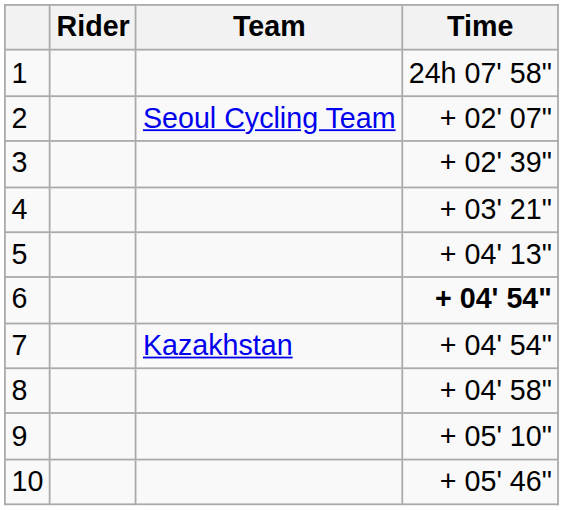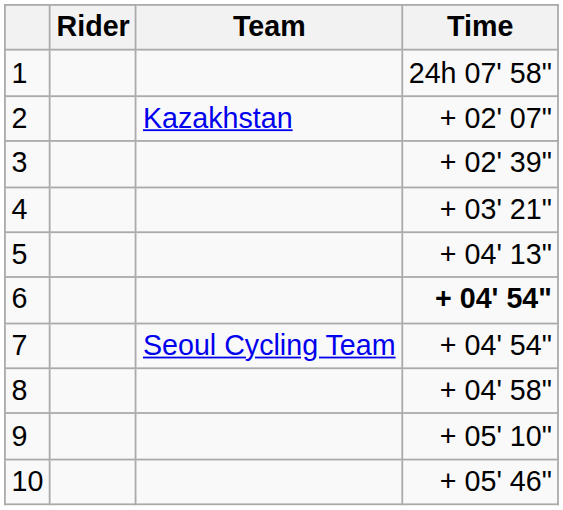(269, 118) Seoul Cycling Team -> (218, 118) Kazakhstan
(218, 345) Kazakhstan -> (269, 345) Seoul Cycling Team
